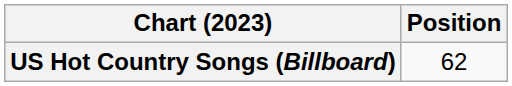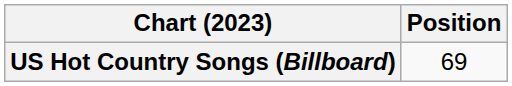(454, 61) 62 -> (454, 61) 69
